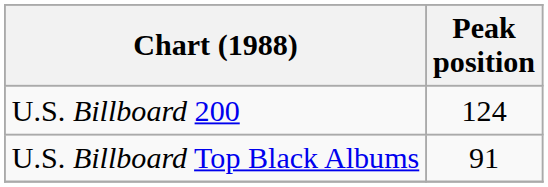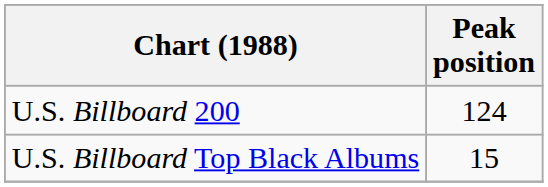(484, 157) 91 -> (484, 157) 15
